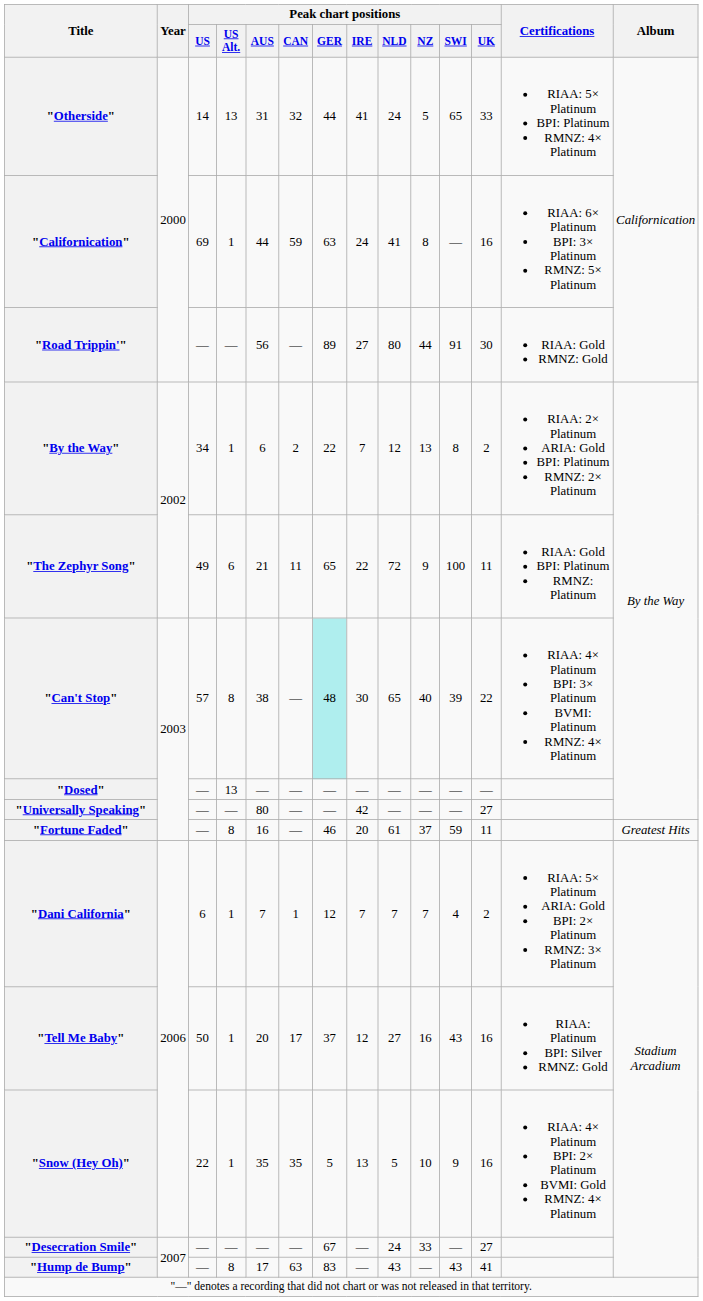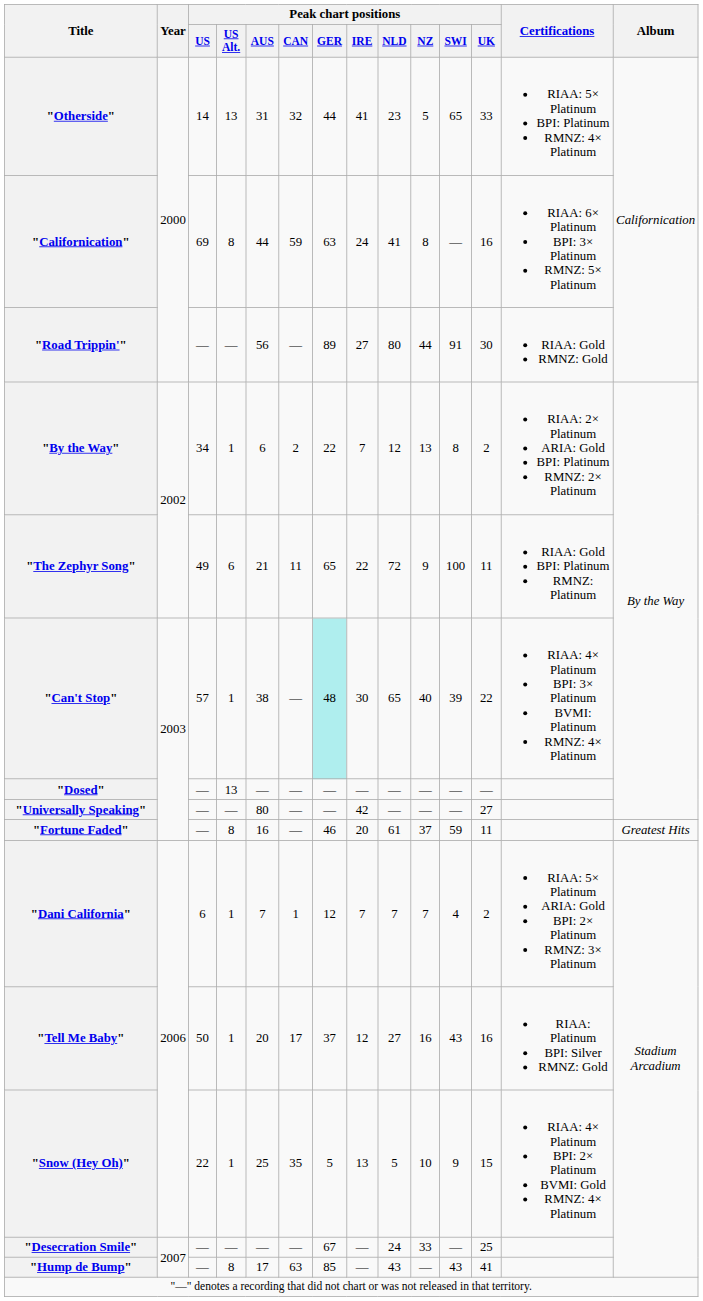(394, 116) 24 -> (394, 116) 23
(231, 241) 1 -> (231, 241) 8
(231, 698) 8 -> (231, 698) 1
(262, 1163) 35 -> (262, 1163) 25
(486, 1163) 16 -> (486, 1163) 15
(486, 1247) 27 -> (486, 1247) 25
(330, 1267) 83 -> (330, 1267) 85
